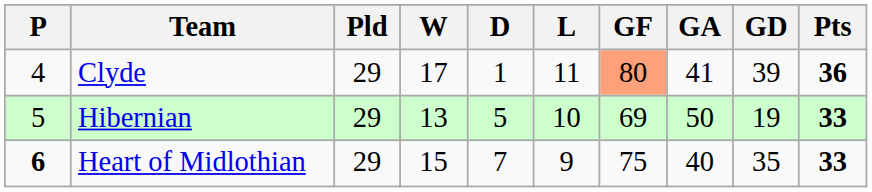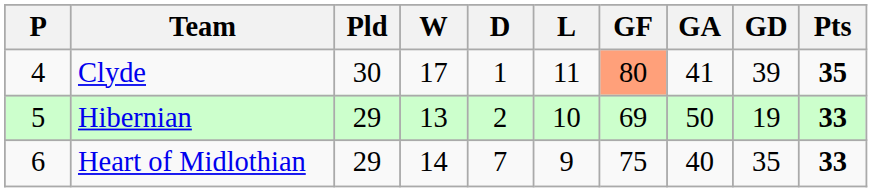(367, 72) 29 -> (367, 72) 30
(833, 72) 36 -> (833, 72) 35
(500, 117) 5 -> (500, 117) 2
(38, 162) bold -> (38, 162) normal
(434, 162) 15 -> (434, 162) 14
